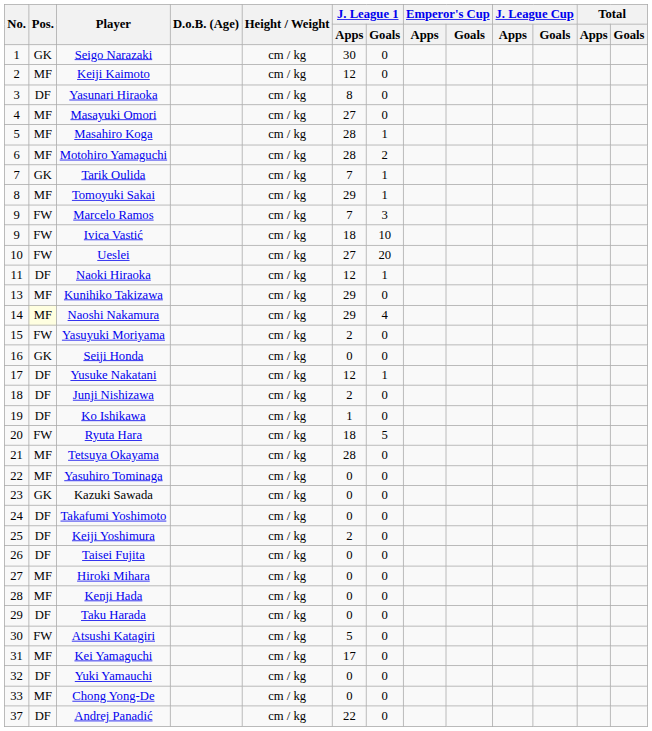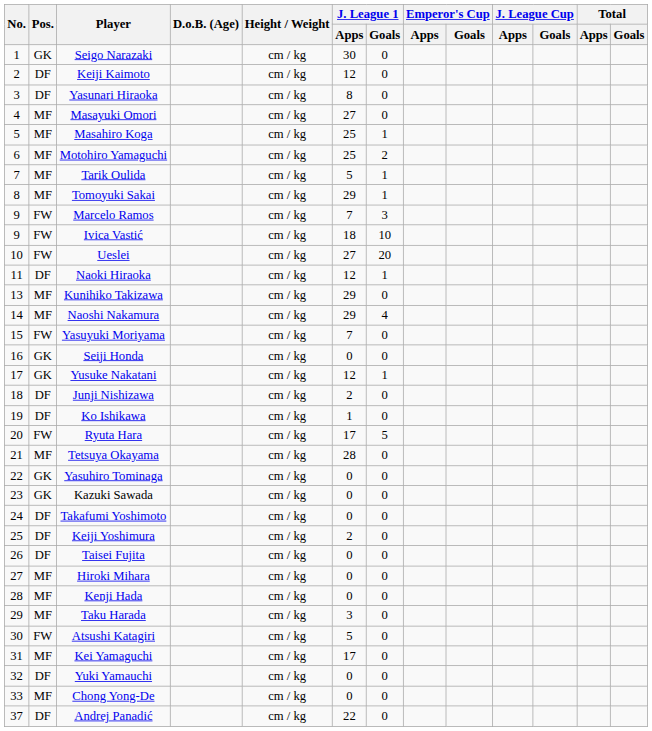(43, 74) MF -> (43, 74) DF
(349, 134) 28 -> (349, 134) 25
(349, 154) 28 -> (349, 154) 25
(43, 174) GK -> (43, 174) MF
(349, 174) 7 -> (349, 174) 5
(43, 315) lightyellow background -> (43, 315) no background
(349, 335) 2 -> (349, 335) 7
(43, 375) DF -> (43, 375) GK
(349, 435) 18 -> (349, 435) 17
(43, 475) MF -> (43, 475) GK
(43, 615) DF -> (43, 615) MF
(349, 615) 0 -> (349, 615) 3
